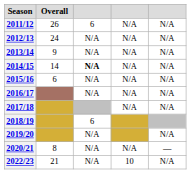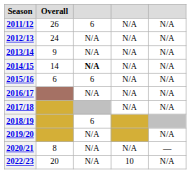(92, 79) N/A -> (92, 79) 6
(55, 162) 21 -> (55, 162) 20
